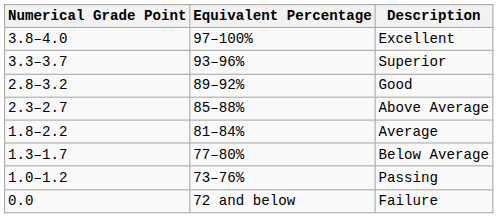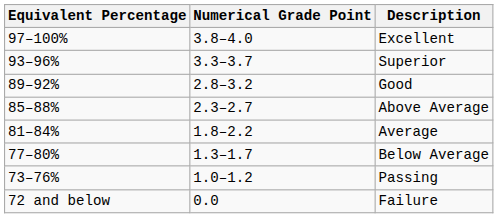columns swapped: (97, 16) <-> (283, 16)
